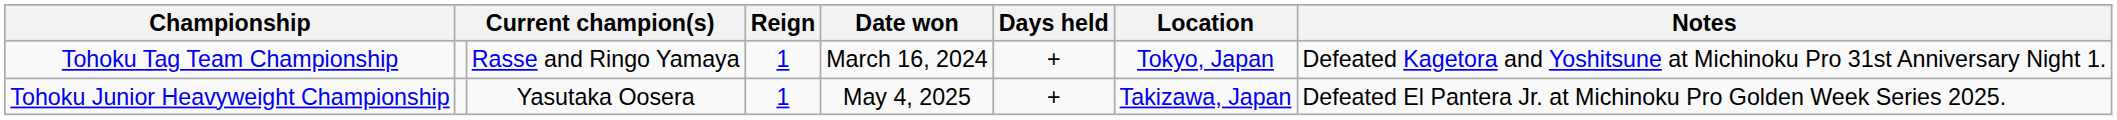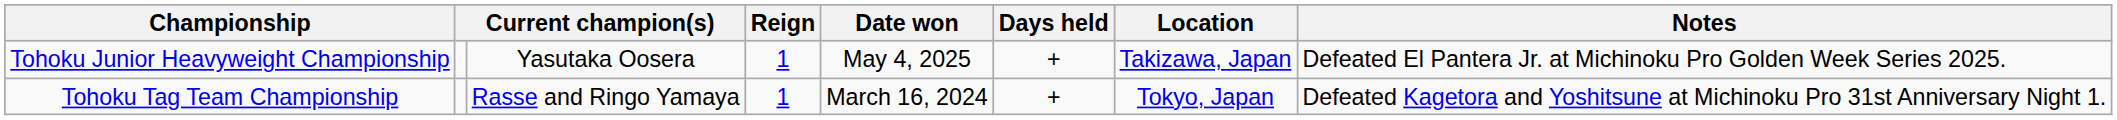rows swapped: (230, 96) <-> (230, 59)
